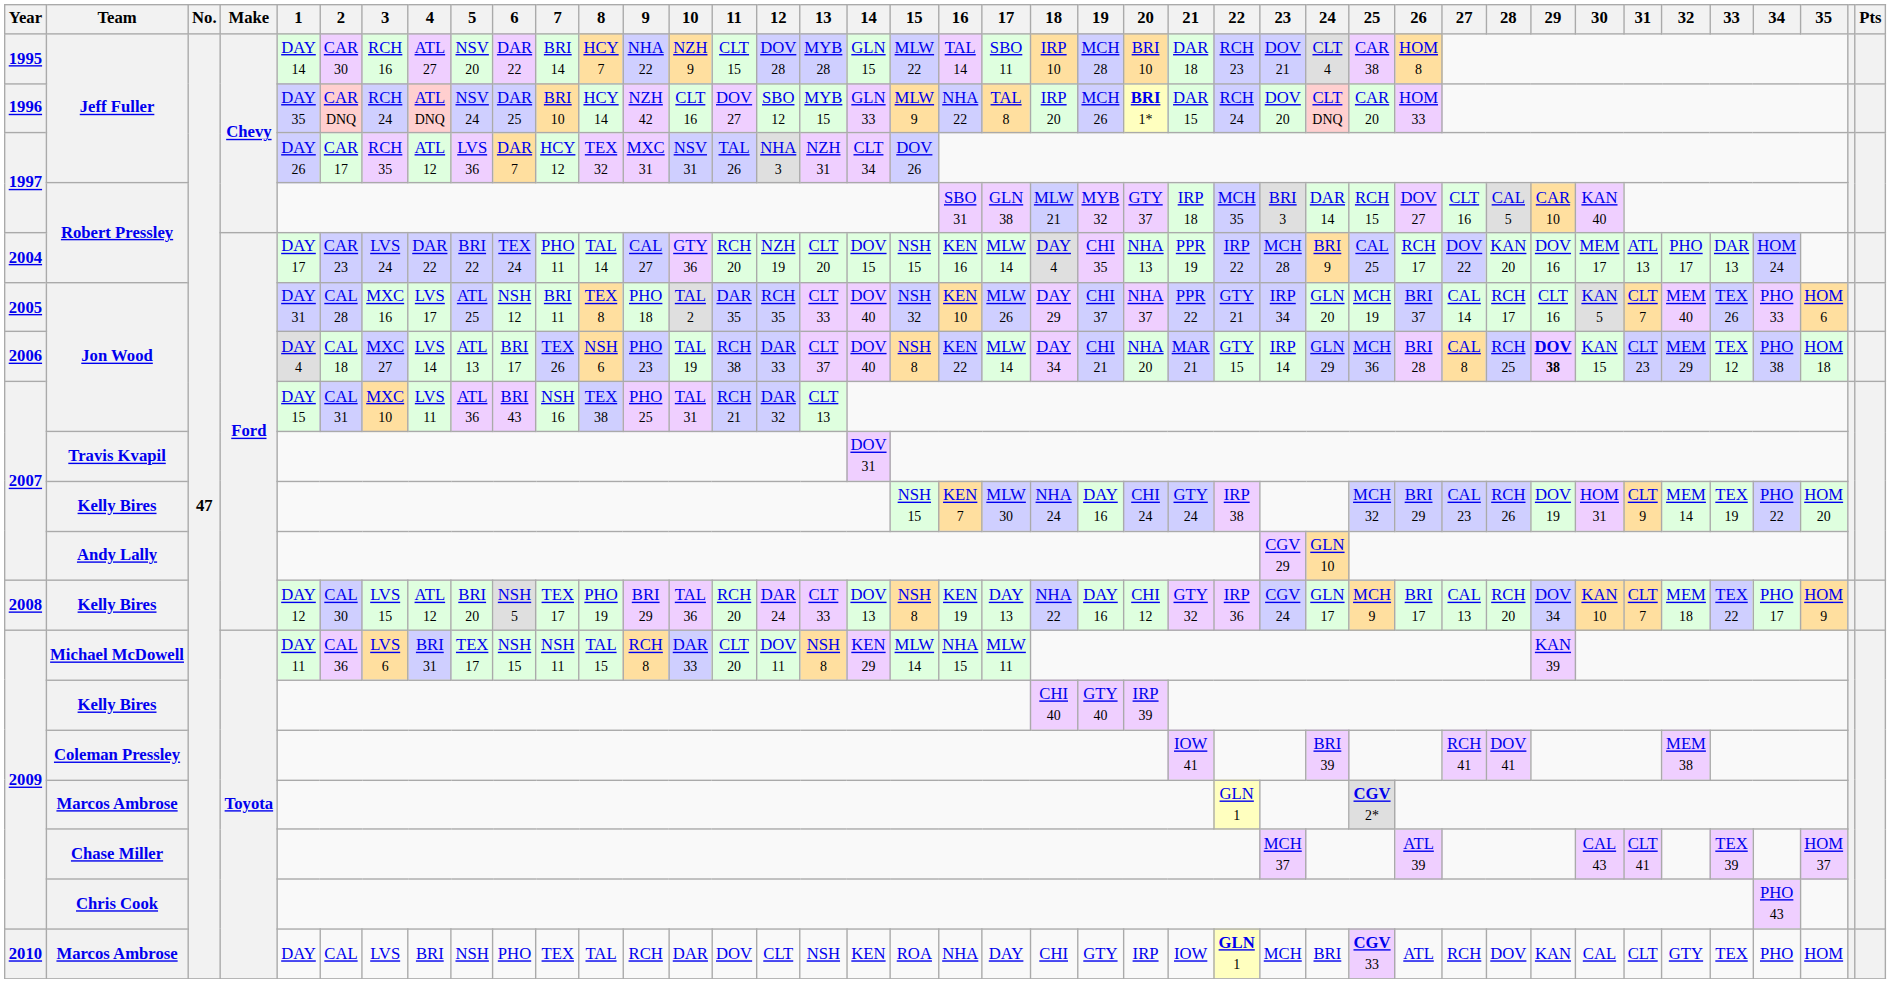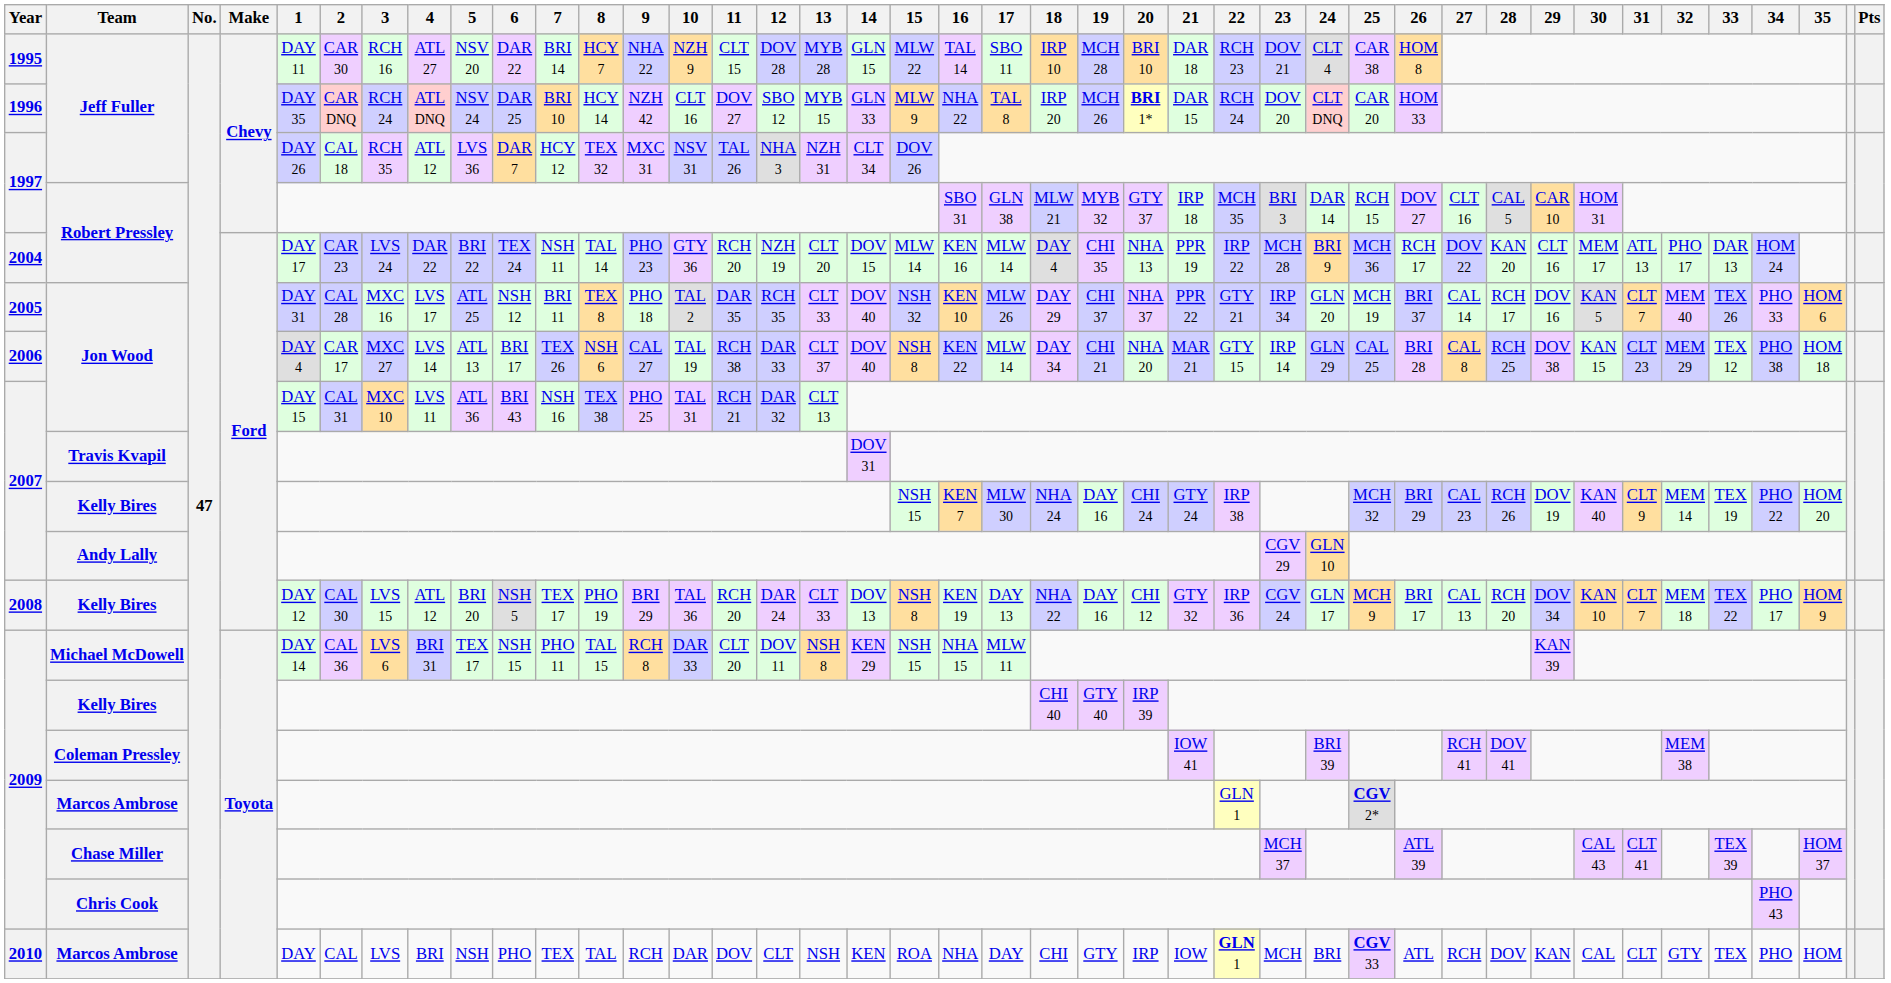(298, 57) DAY 14 -> (298, 57) DAY 11
(341, 157) CAR 17 -> (341, 157) CAL 18
(1599, 206) KAN 40 -> (1599, 206) HOM 31
(558, 256) PHO 11 -> (558, 256) NSH 11
(646, 256) CAL 27 -> (646, 256) PHO 23
(914, 256) NSH 15 -> (914, 256) MLW 14
(1372, 256) CAL 25 -> (1372, 256) MCH 36
(1553, 256) DOV 16 -> (1553, 256) CLT 16
(1553, 306) CLT 16 -> (1553, 306) DOV 16
(341, 355) CAL 18 -> (341, 355) CAR 17
(646, 355) PHO 23 -> (646, 355) CAL 27
(1372, 355) MCH 36 -> (1372, 355) CAL 25
(1553, 356) bold -> (1553, 355) normal
(1599, 505) HOM 31 -> (1599, 505) KAN 40
(298, 654) DAY 11 -> (298, 654) DAY 14
(558, 654) NSH 11 -> (558, 654) PHO 11
(914, 654) MLW 14 -> (914, 654) NSH 15
